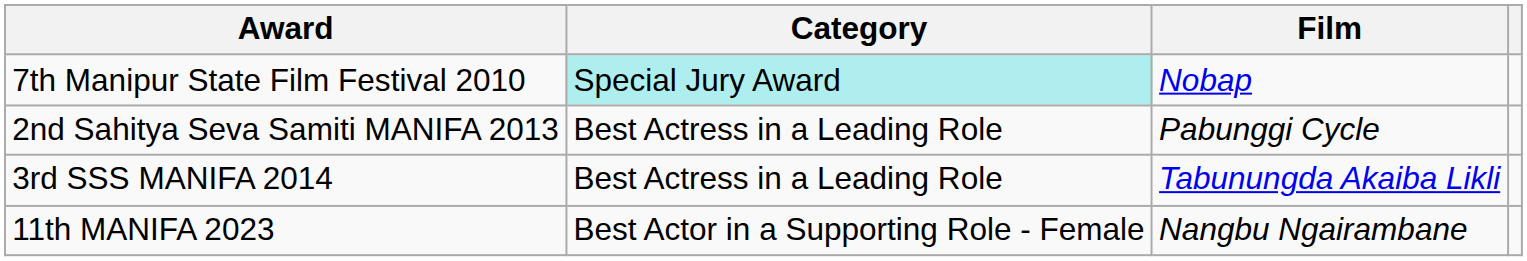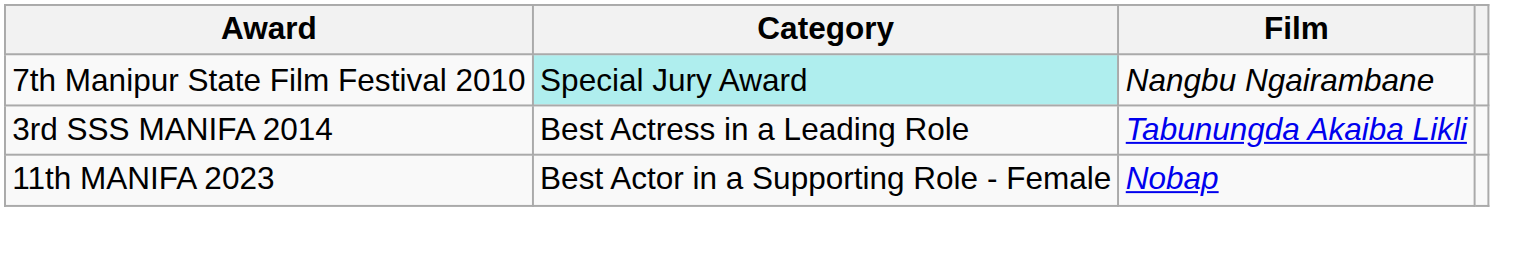(1206, 79) Nobap -> (1280, 79) Nangbu Ngairambane
- row: (286, 129)
(1313, 229) Nangbu Ngairambane -> (1172, 179) Nobap
